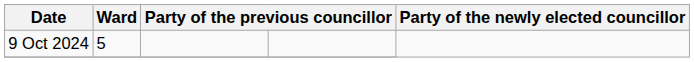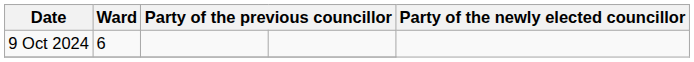(101, 43) 5 -> (101, 43) 6
